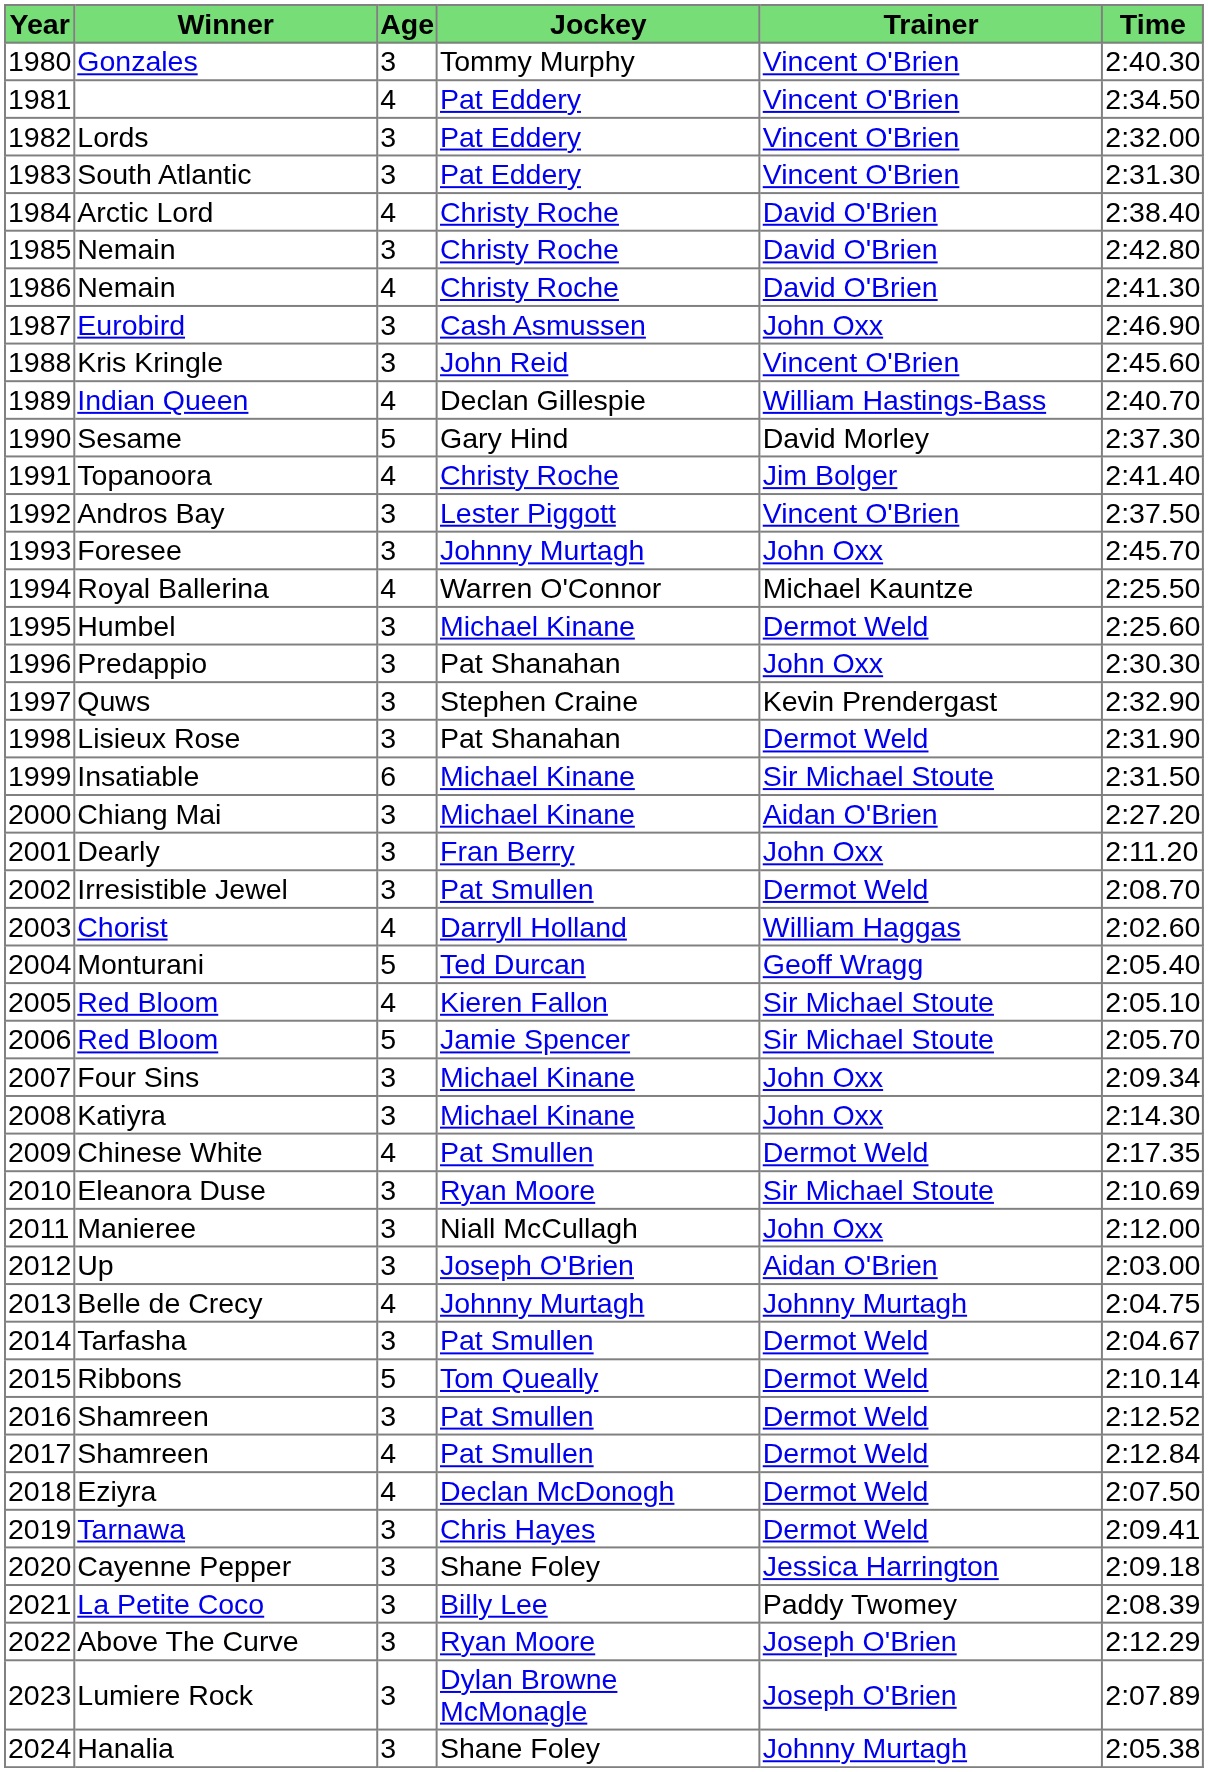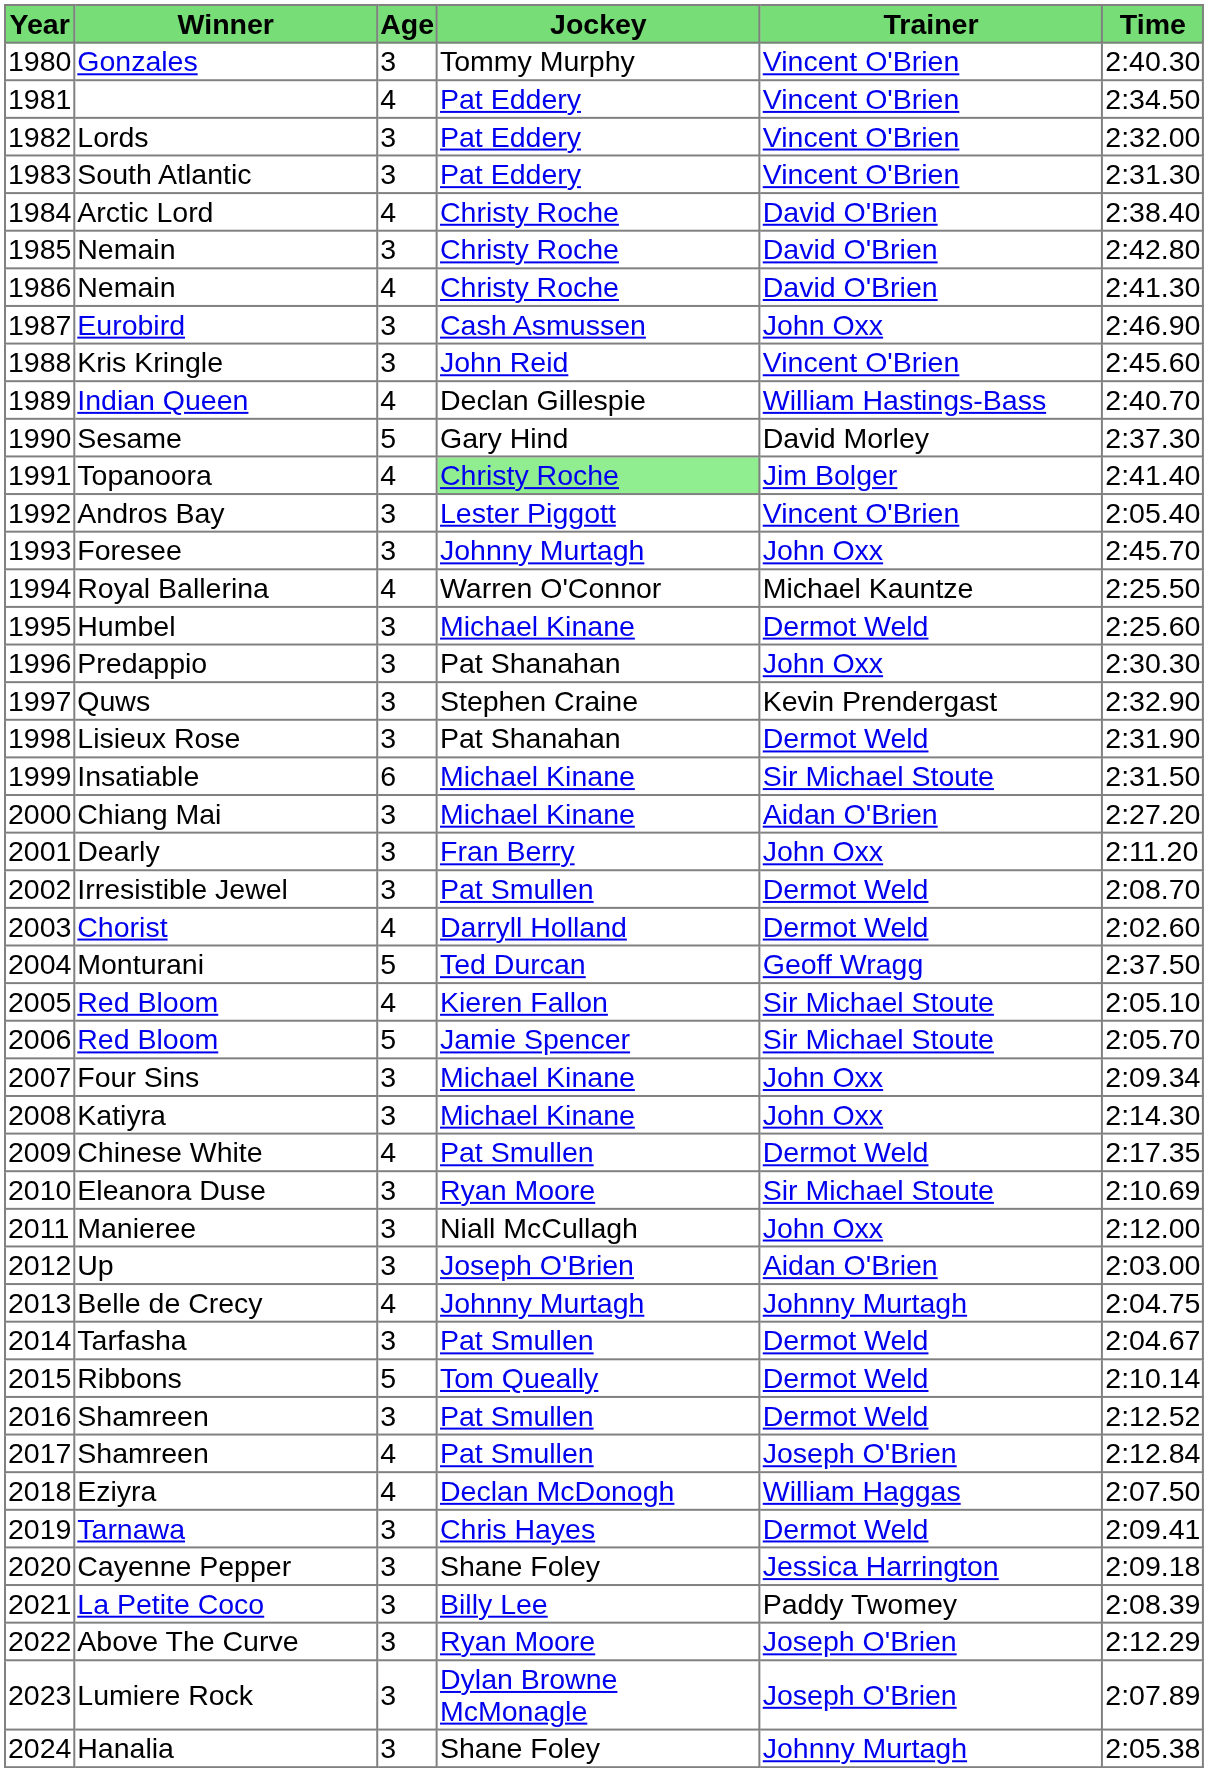(529, 475) no background -> (529, 475) lightgreen background
(1153, 513) 2:37.50 -> (1153, 513) 2:05.40
(862, 927) William Haggas -> (846, 927) Dermot Weld
(1153, 964) 2:05.40 -> (1153, 964) 2:37.50
(846, 1453) Dermot Weld -> (860, 1453) Joseph O'Brien
(846, 1491) Dermot Weld -> (862, 1491) William Haggas
